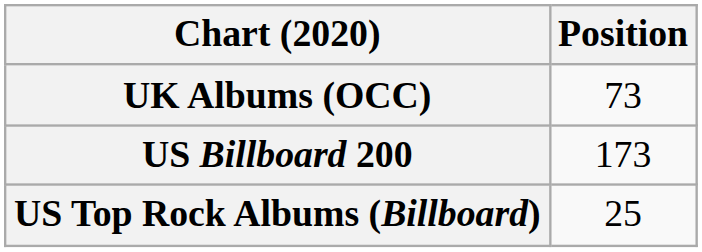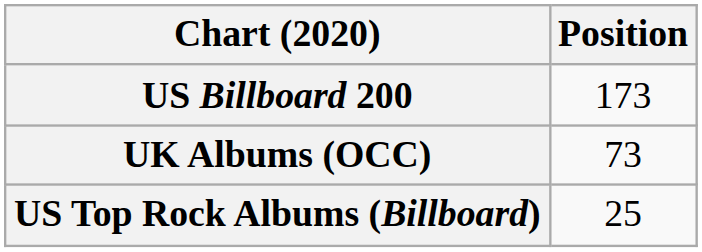rows swapped: (277, 94) <-> (277, 154)
